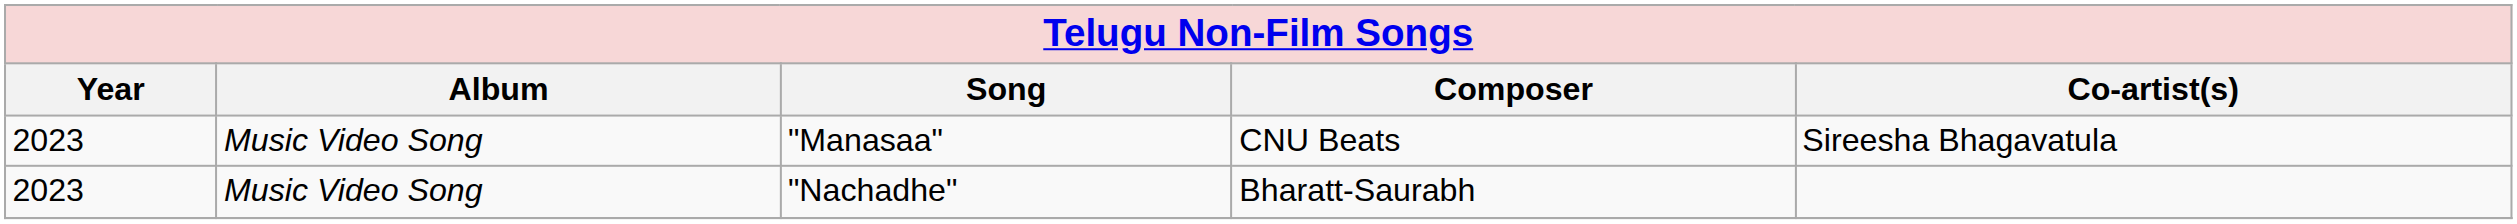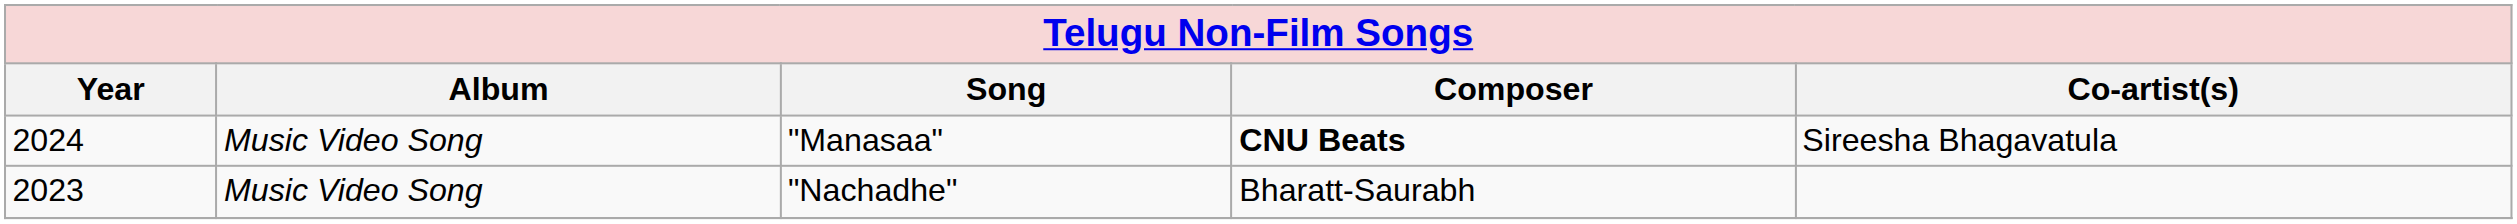(48, 140) 2023 -> (48, 140) 2024
(1320, 140) normal -> (1322, 140) bold
